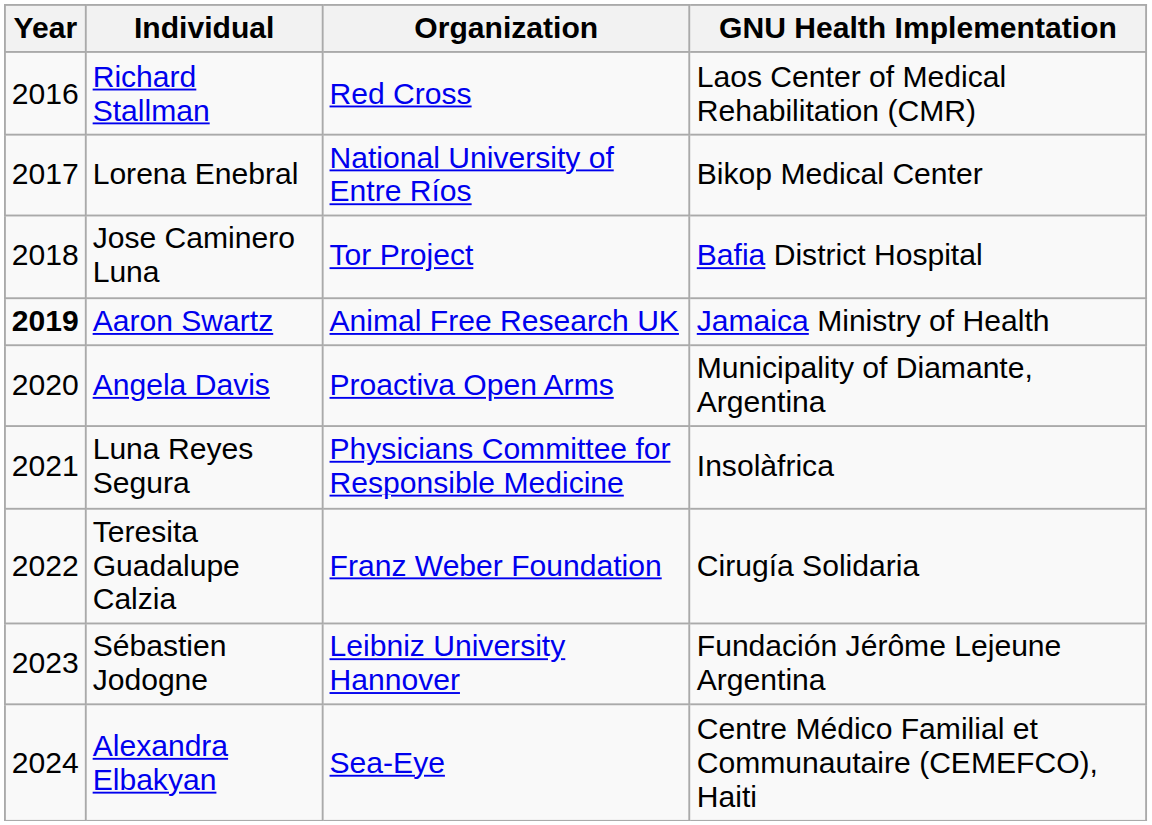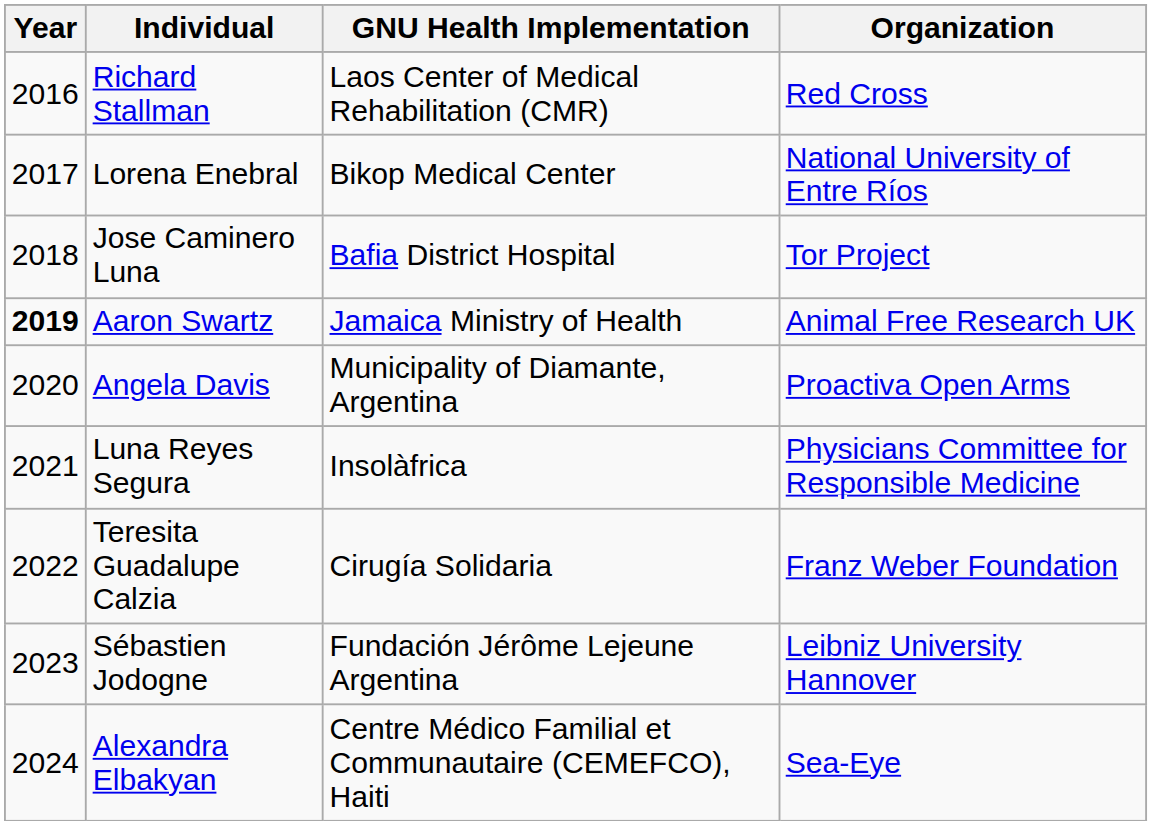columns swapped: (506, 28) <-> (918, 28)
